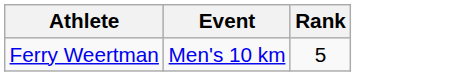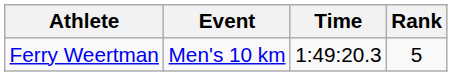+ column: (338, 21)
